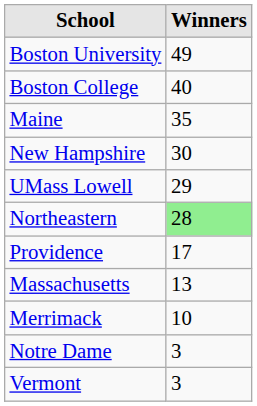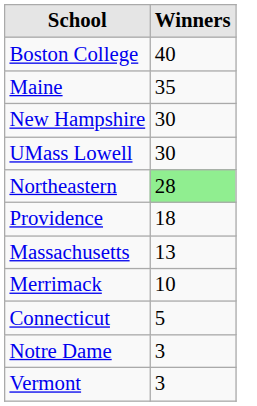- row: (85, 53)
(181, 185) 29 -> (165, 152) 30
(181, 251) 17 -> (165, 218) 18
+ row: (60, 317)
